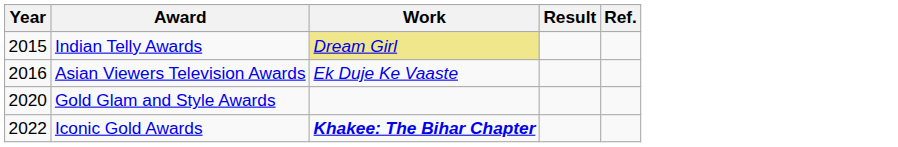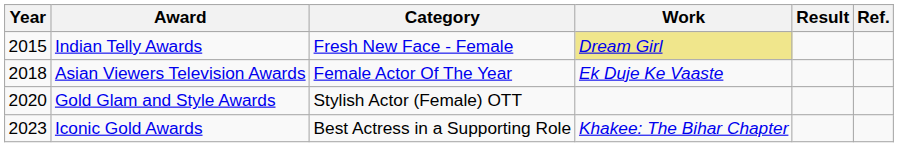+ column: (442, 18)
(28, 73) 2016 -> (28, 73) 2018
(28, 127) 2022 -> (28, 127) 2023
(424, 127) bold -> (684, 127) normal
